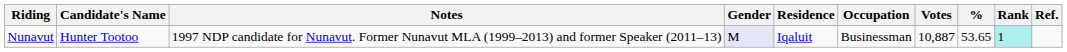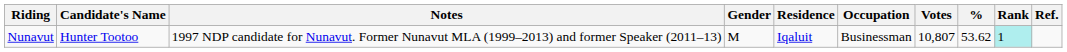(734, 36) lavender background -> (734, 36) no background
(936, 36) 10,887 -> (936, 36) 10,807
(976, 36) 53.65 -> (976, 36) 53.62
